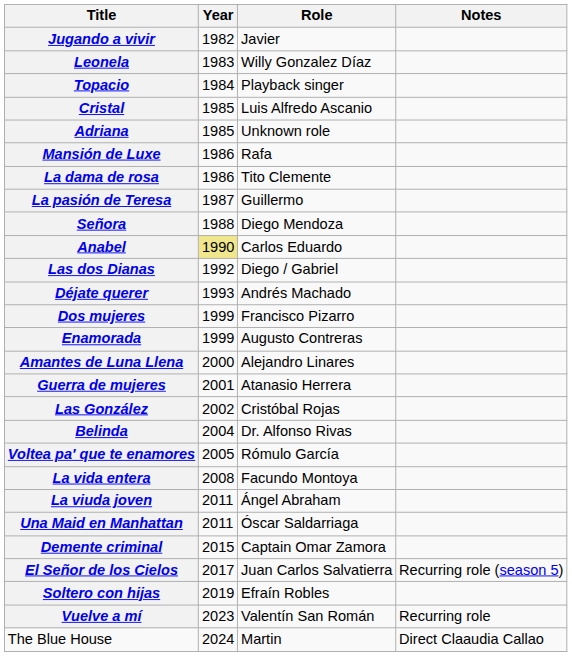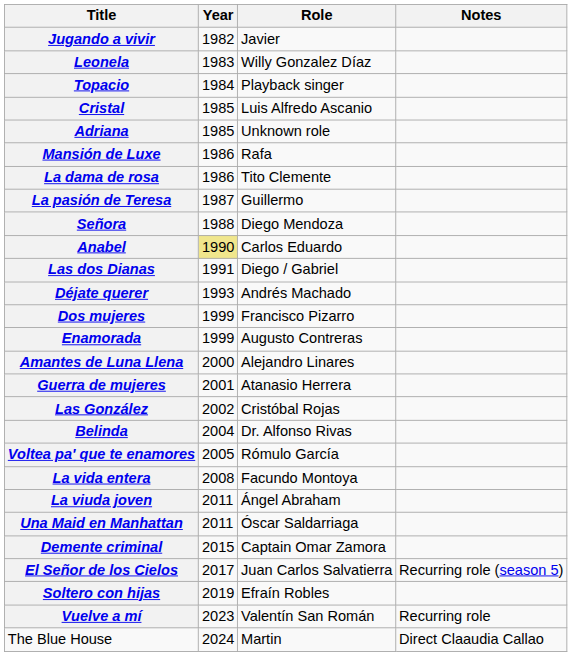(218, 270) 1992 -> (218, 270) 1991
